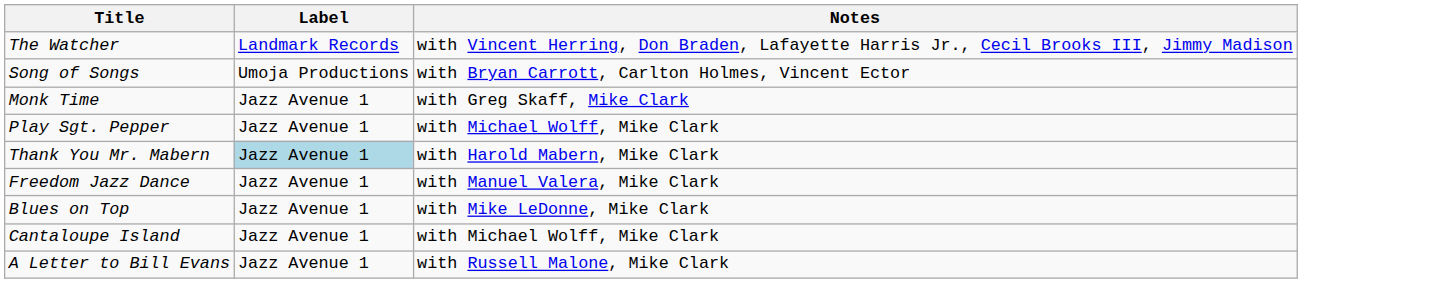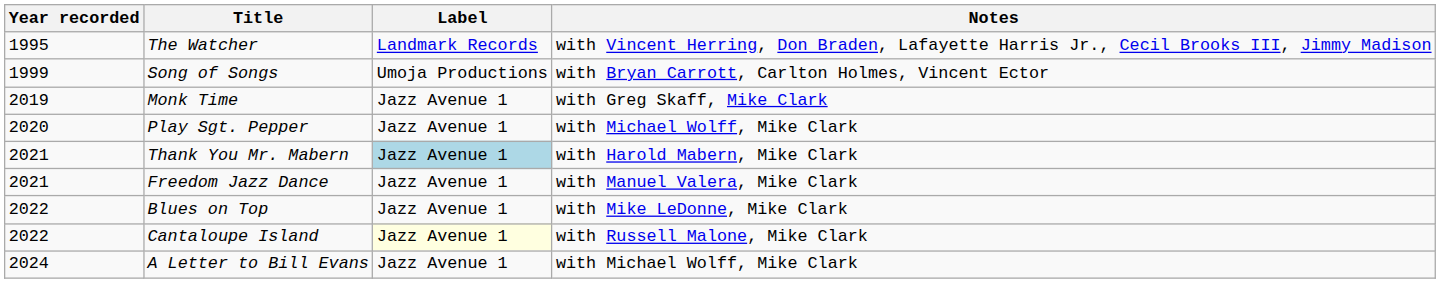+ column: (74, 18)
(303, 237) no background -> (442, 237) lightyellow background
(568, 237) with Michael Wolff, Mike Clark -> (712, 237) with Russell Malone, Mike Clark
(573, 264) with Russell Malone, Mike Clark -> (707, 264) with Michael Wolff, Mike Clark
